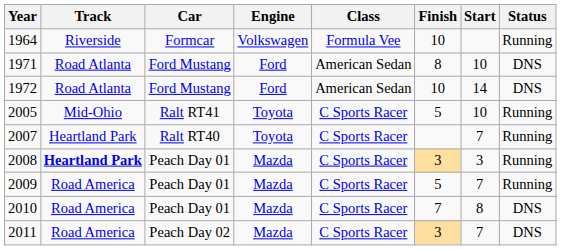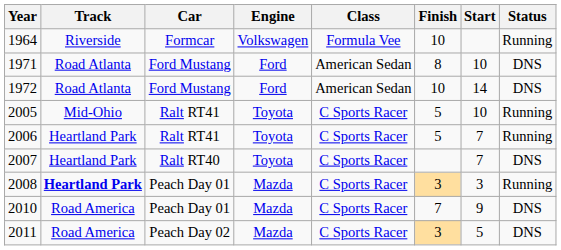+ row: (22, 136)
(527, 136) Running -> (527, 160) DNS
- row: (22, 184)
(480, 208) 8 -> (480, 208) 9
(480, 232) 7 -> (480, 232) 5
